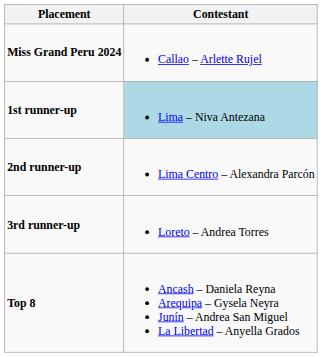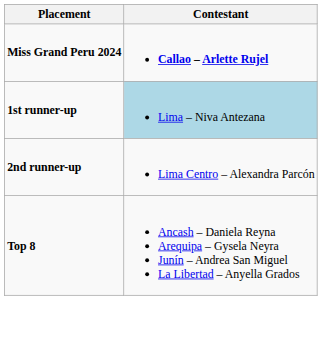(221, 60) normal -> (221, 60) bold
- row: (44, 224)
